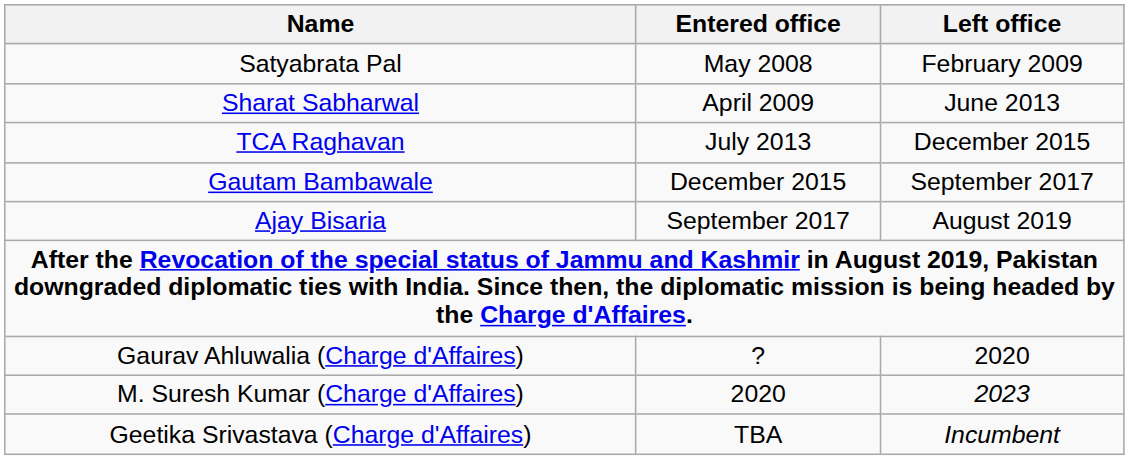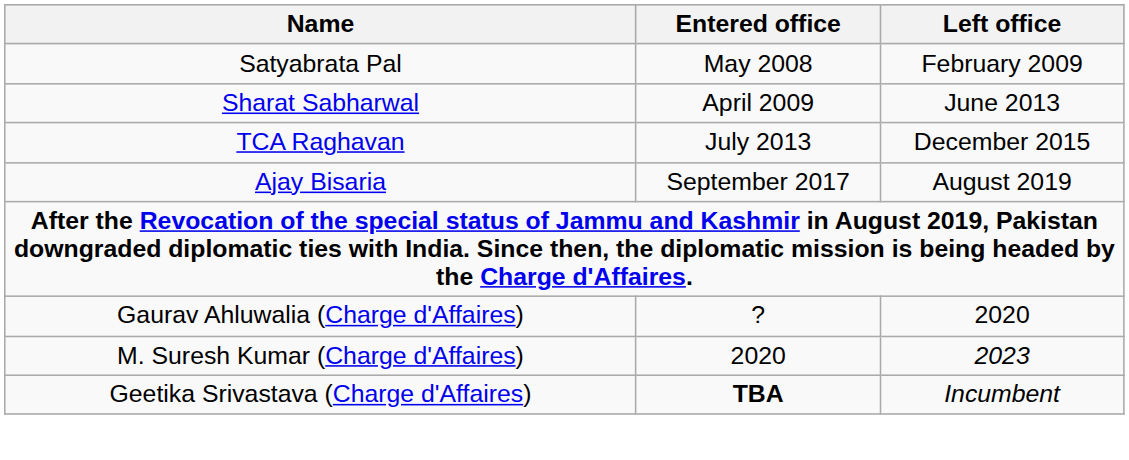- row: (320, 181)
(758, 433) normal -> (758, 394) bold
